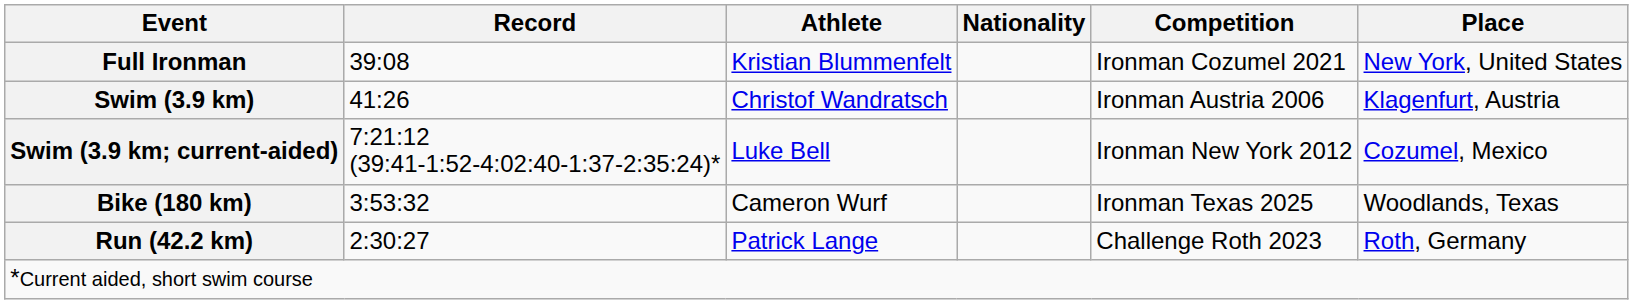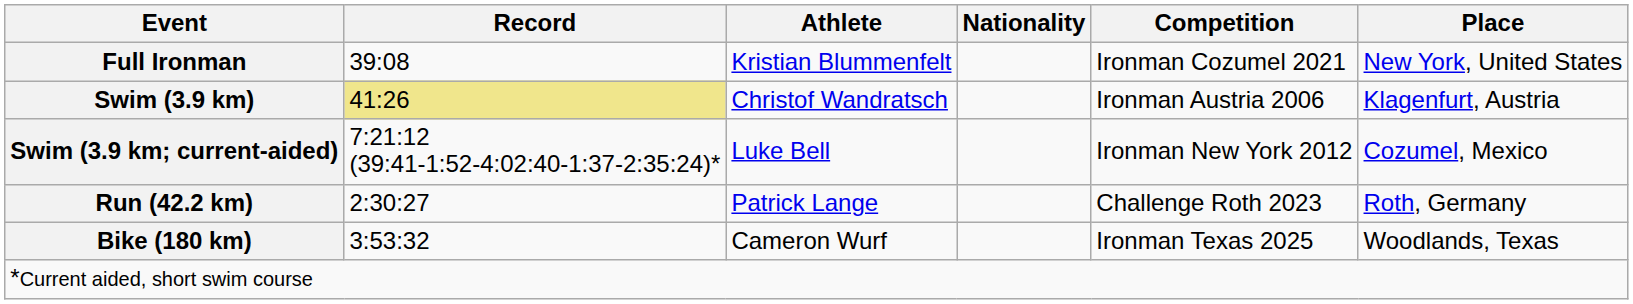(379, 99) no background -> (379, 99) khaki background
rows swapped: (174, 202) <-> (174, 240)
